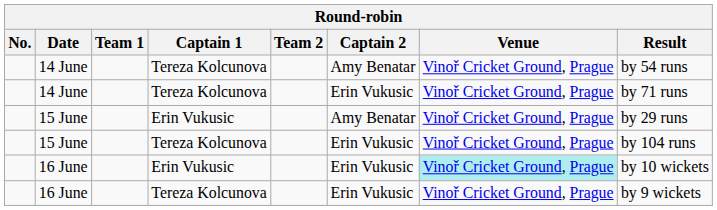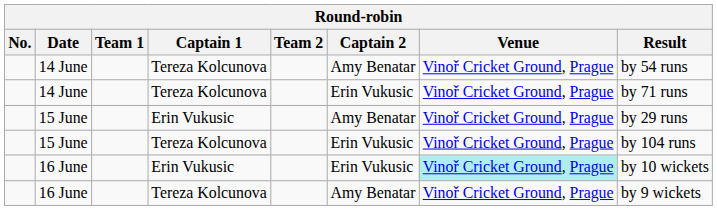(372, 192) Erin Vukusic -> (373, 192) Amy Benatar
